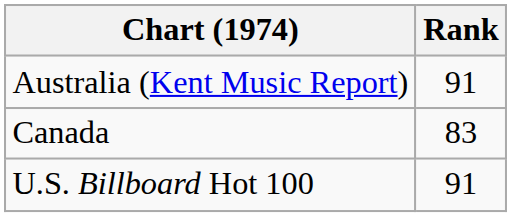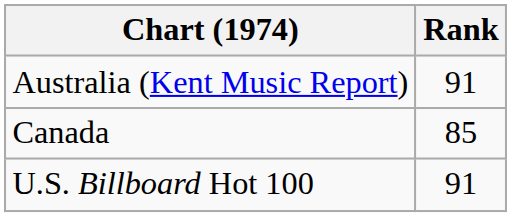(461, 132) 83 -> (461, 132) 85
